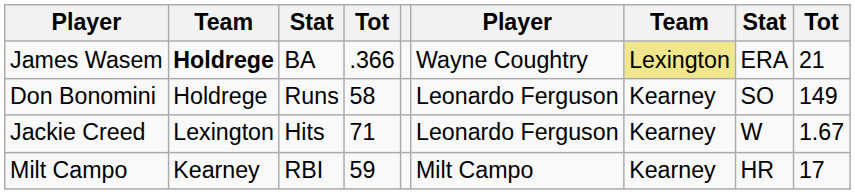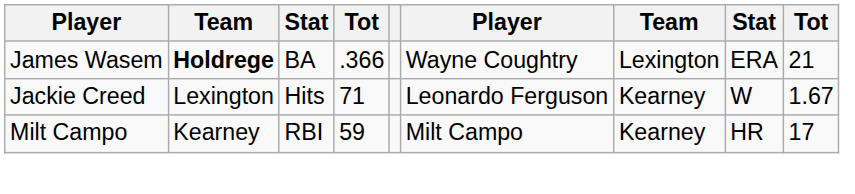(680, 59) khaki background -> (669, 59) no background
- row: (83, 96)
